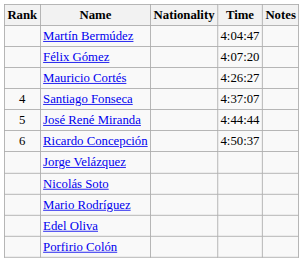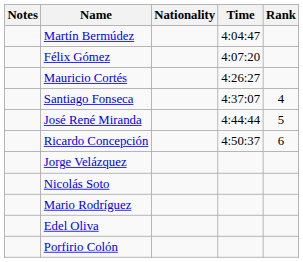columns swapped: (22, 15) <-> (281, 15)
